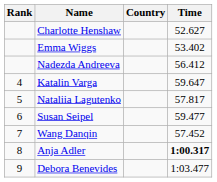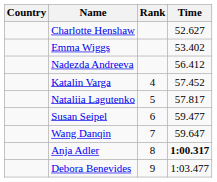columns swapped: (20, 13) <-> (146, 13)
(190, 82) 59.647 -> (190, 82) 57.452
(190, 133) 57.452 -> (190, 133) 59.647
